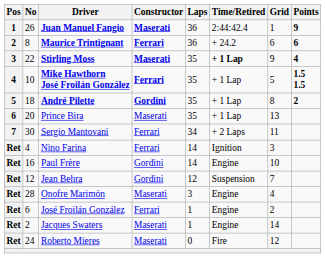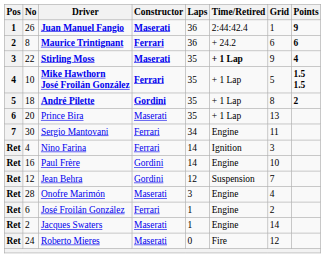(228, 132) + 2 Laps -> (225, 132) Engine
